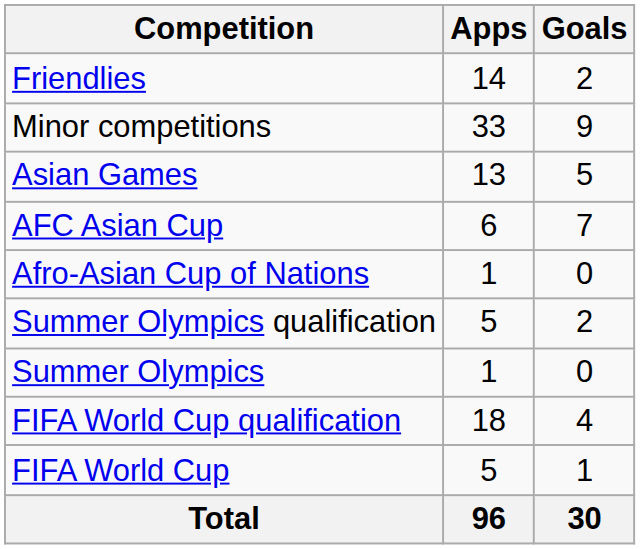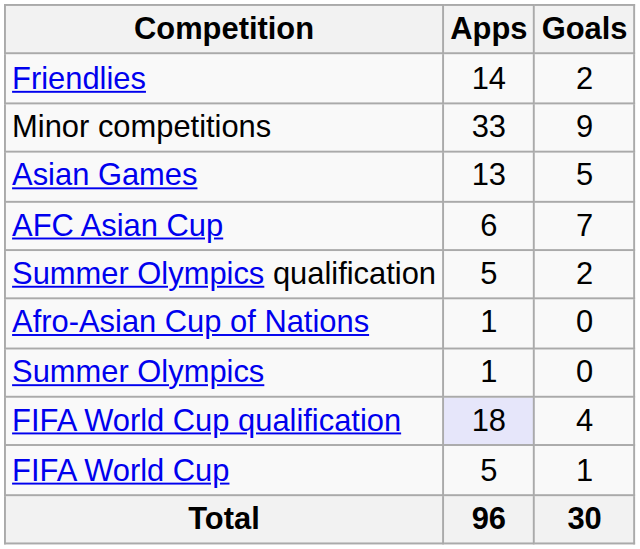rows swapped: (191, 273) <-> (224, 322)
(489, 420) no background -> (489, 420) lavender background
